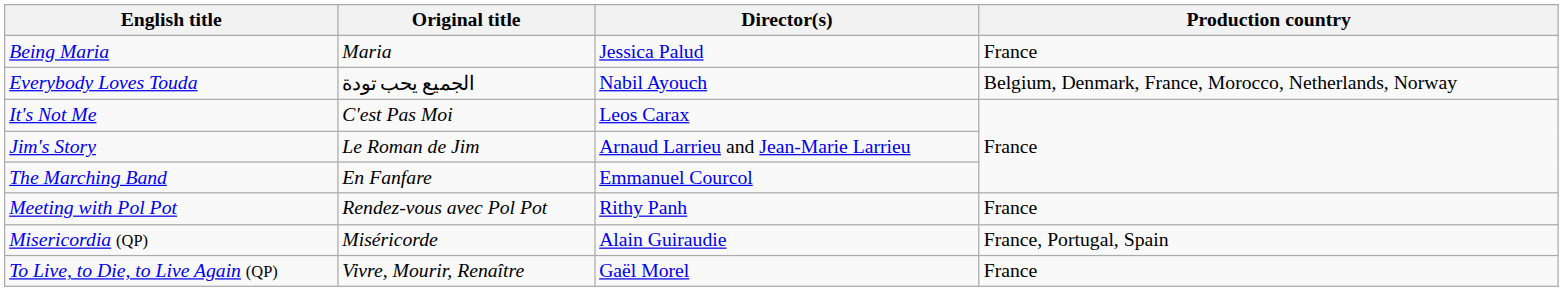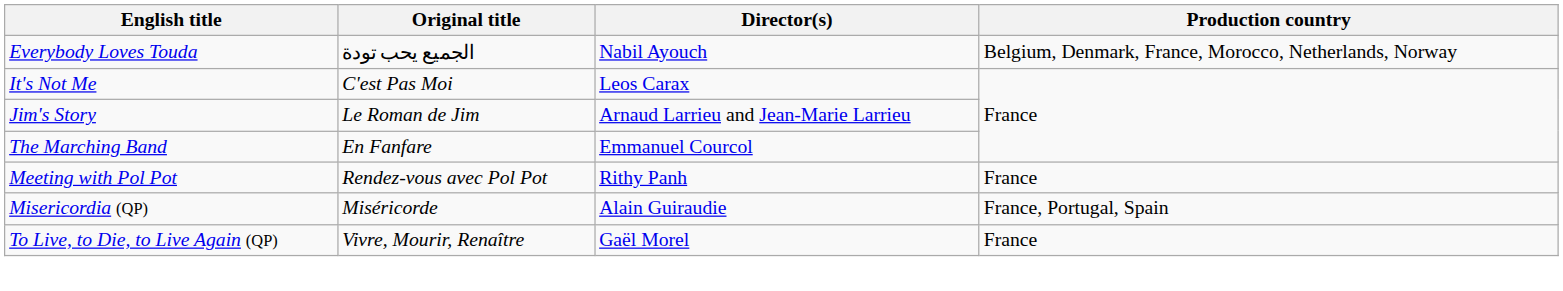- row: (59, 51)
